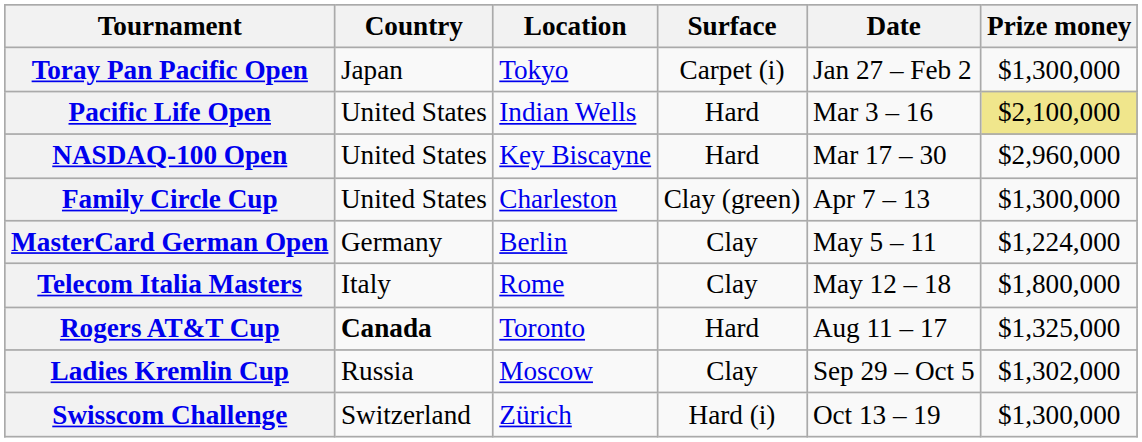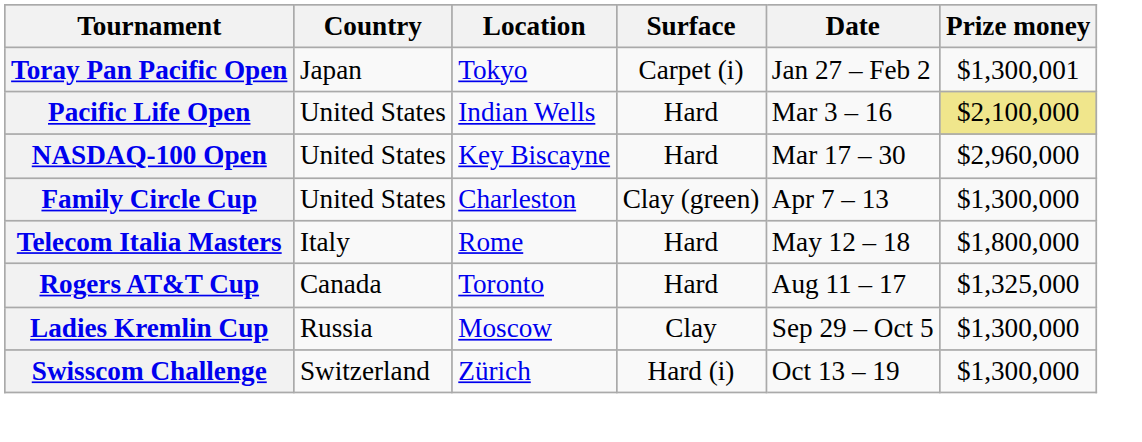(1059, 69) $1,300,000 -> (1018, 69) $1,300,001
- row: (170, 241)
(732, 284) Clay -> (691, 241) Hard
(386, 328) bold -> (341, 284) normal
(1059, 371) $1,302,000 -> (1018, 328) $1,300,000
